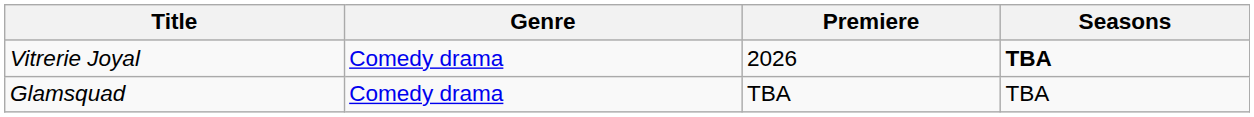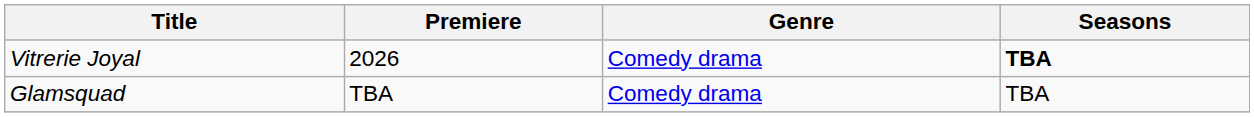columns swapped: (543, 22) <-> (871, 22)
